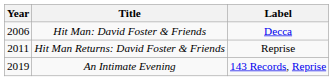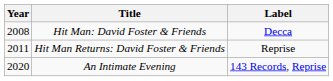(18, 31) 2006 -> (18, 31) 2008
(18, 66) 2019 -> (18, 66) 2020
